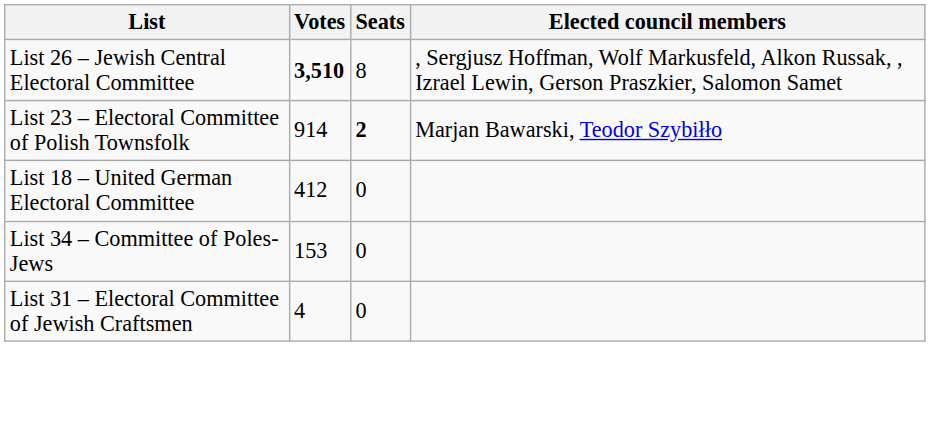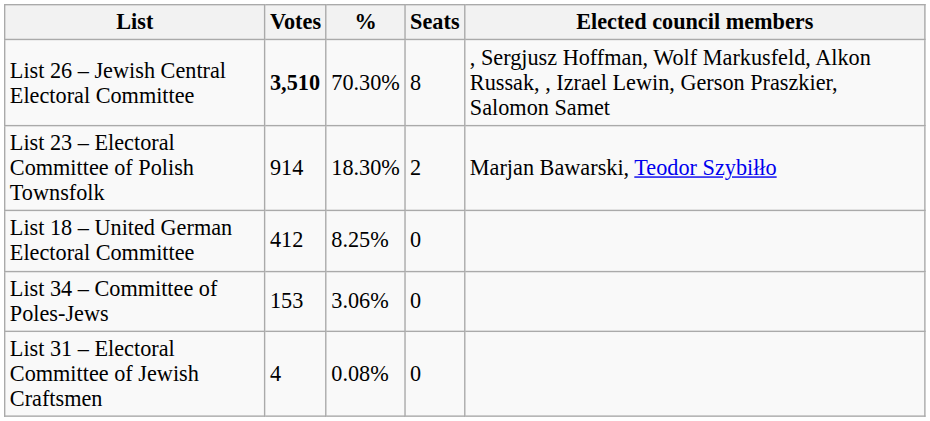+ column: (366, 22)
(361, 130) bold -> (416, 167) normal
